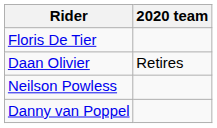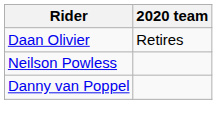- row: (52, 39)
